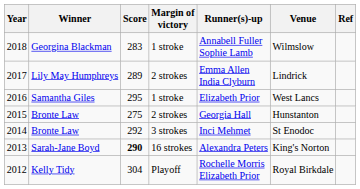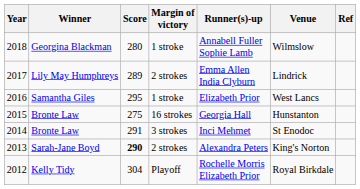(135, 47) 283 -> (135, 47) 280
(169, 114) 2 strokes -> (172, 114) 16 strokes
(135, 131) 292 -> (135, 131) 291
(172, 147) 16 strokes -> (169, 147) 2 strokes
